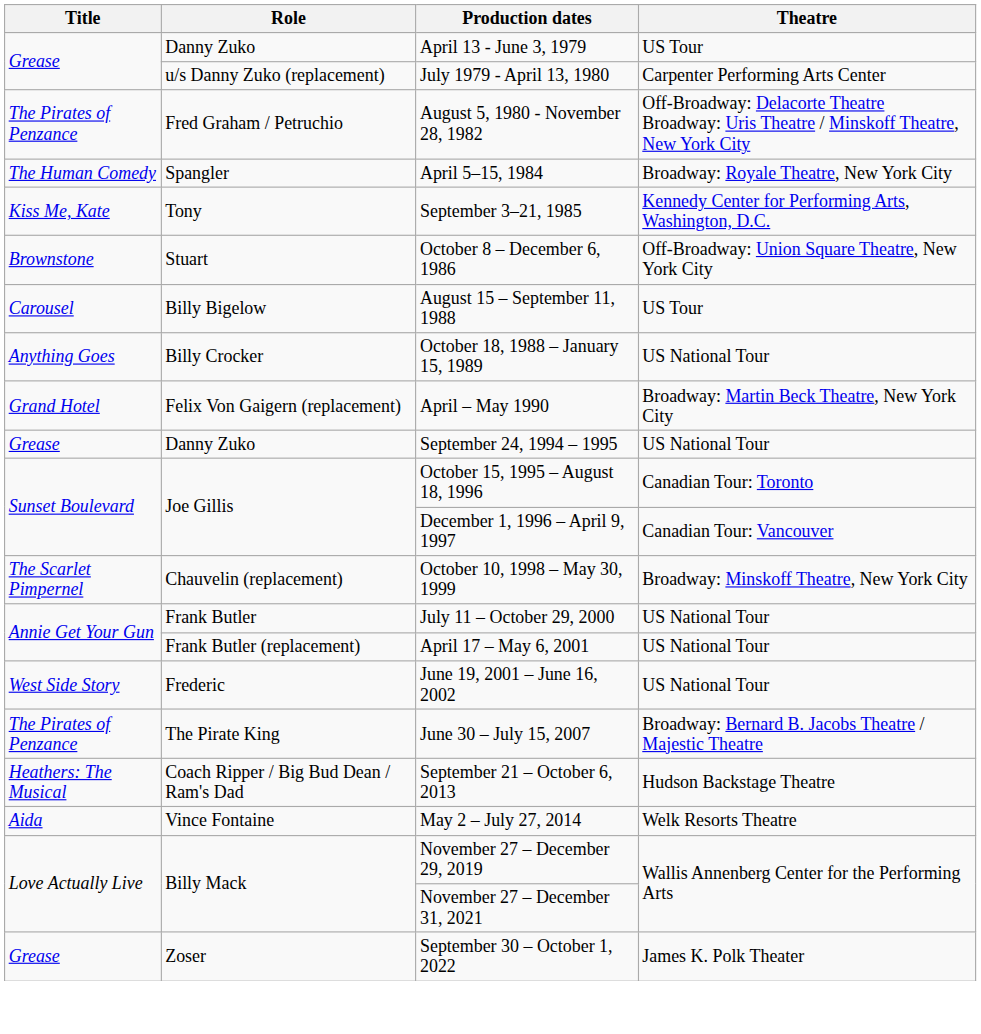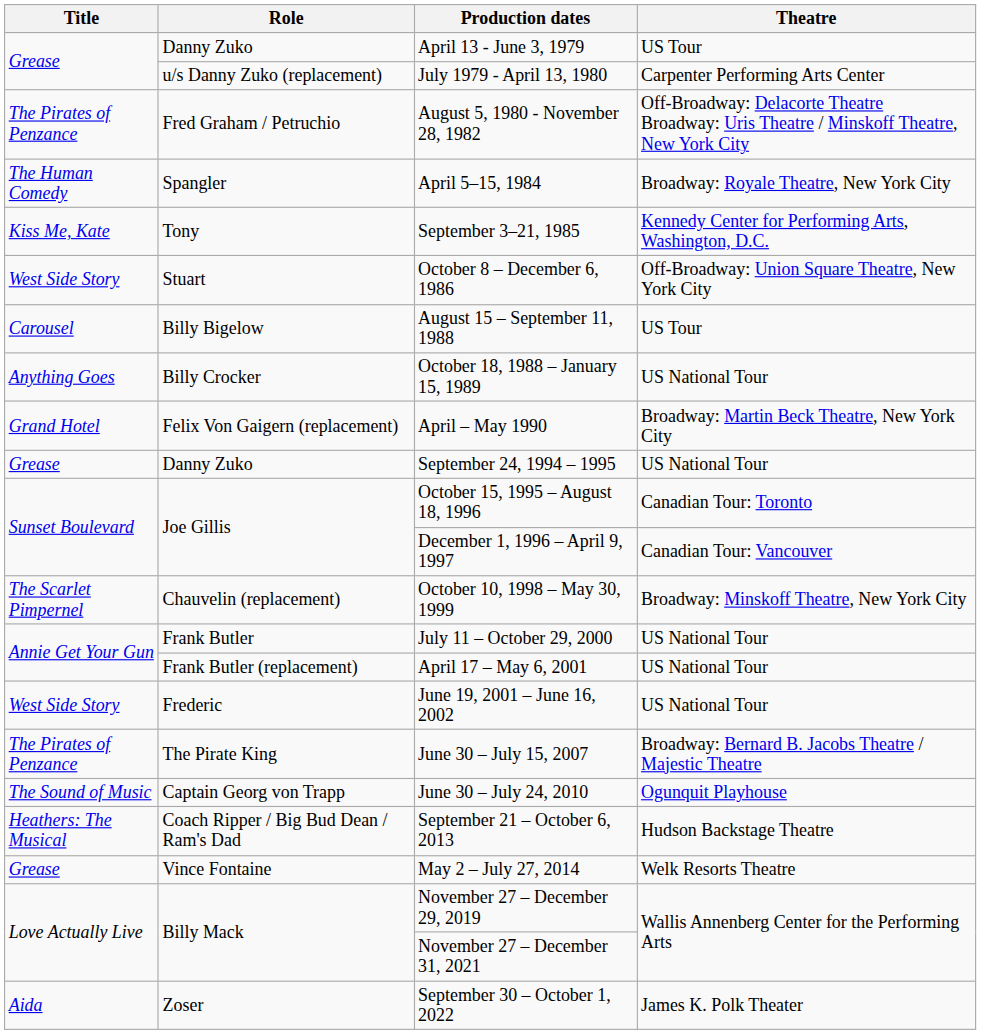(51, 259) Brownstone -> (64, 279) West Side Story
+ row: (503, 792)
(26, 820) Aida -> (34, 869) Grease
(34, 956) Grease -> (26, 1005) Aida
